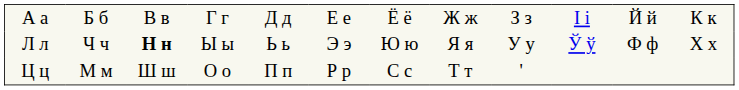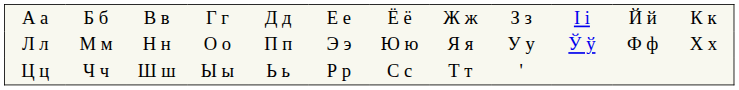(96, 44) Ч ч -> (96, 44) М м
(157, 44) bold -> (157, 44) normal
(217, 44) Ы ы -> (217, 44) О о
(278, 44) Ь ь -> (278, 44) П п
(96, 71) М м -> (96, 71) Ч ч
(217, 71) О о -> (217, 71) Ы ы
(278, 71) П п -> (278, 71) Ь ь
